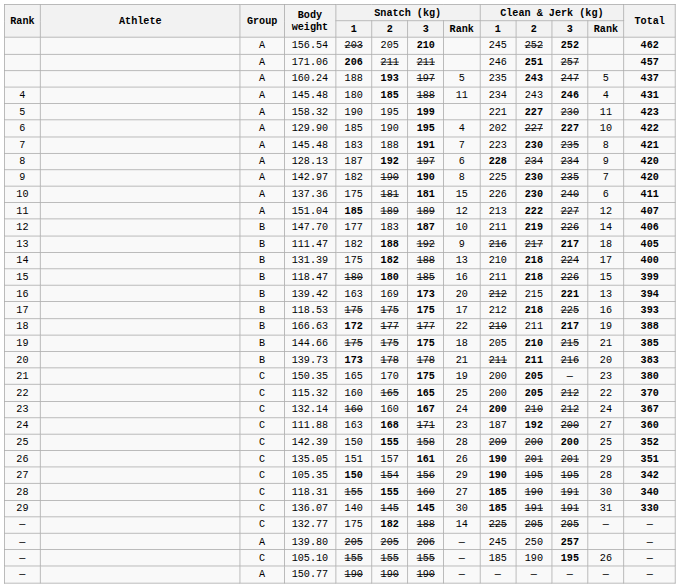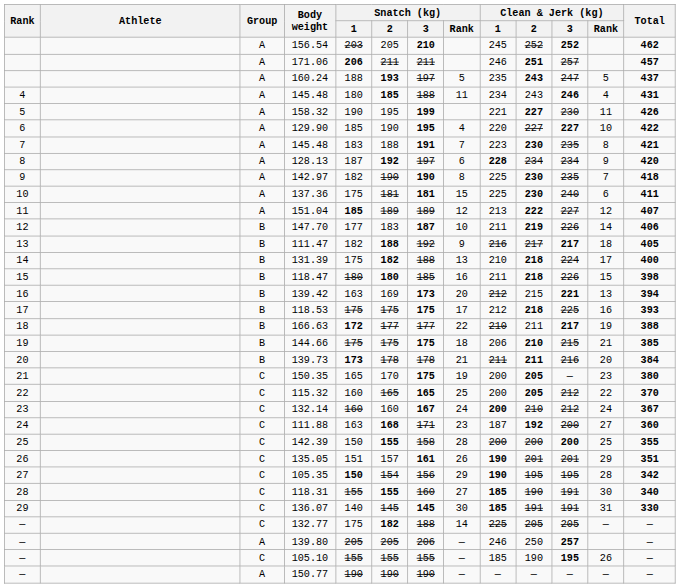(650, 112) 423 -> (650, 112) 426
(498, 128) 202 -> (498, 128) 220
(650, 178) 420 -> (650, 178) 418
(498, 194) 226 -> (498, 194) 225
(650, 277) 399 -> (650, 277) 398
(498, 343) 205 -> (498, 343) 206
(650, 360) 383 -> (650, 360) 384
(498, 442) 209 -> (498, 442) 200
(650, 442) 352 -> (650, 442) 355
(498, 541) 245 -> (498, 541) 246
